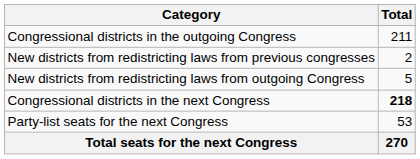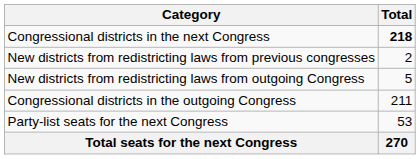rows swapped: (152, 36) <-> (139, 100)
